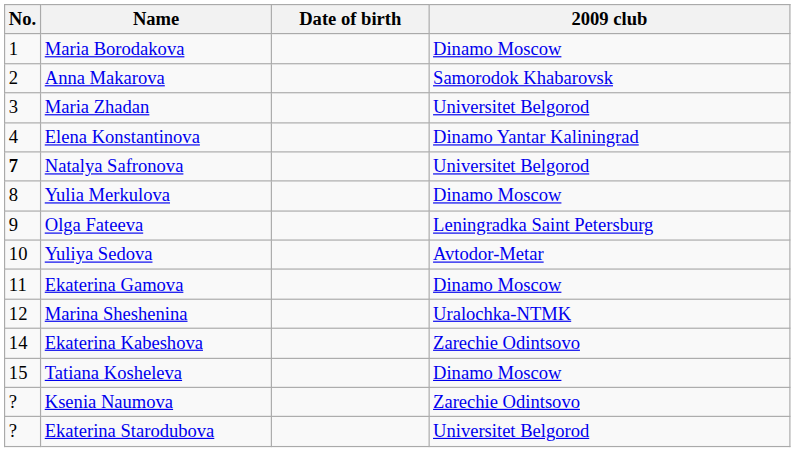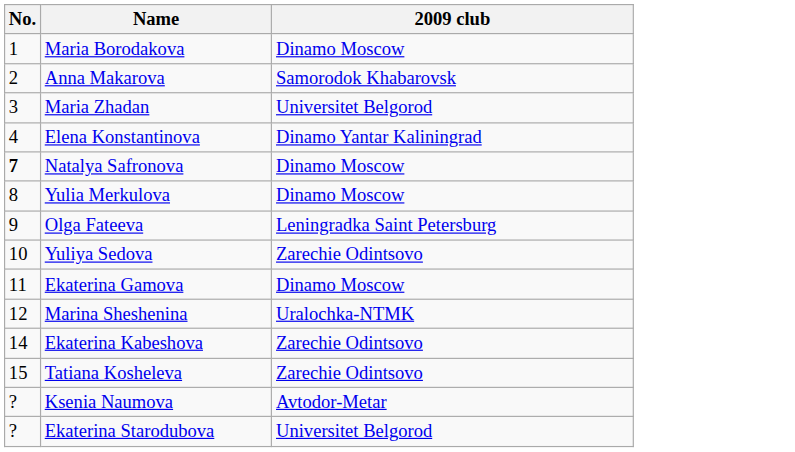- column: (350, 19)
(511, 166) Universitet Belgorod -> (340, 166) Dinamo Moscow
(488, 254) Avtodor-Metar -> (349, 254) Zarechie Odintsovo
(497, 372) Dinamo Moscow -> (349, 372) Zarechie Odintsovo
(506, 401) Zarechie Odintsovo -> (331, 401) Avtodor-Metar
